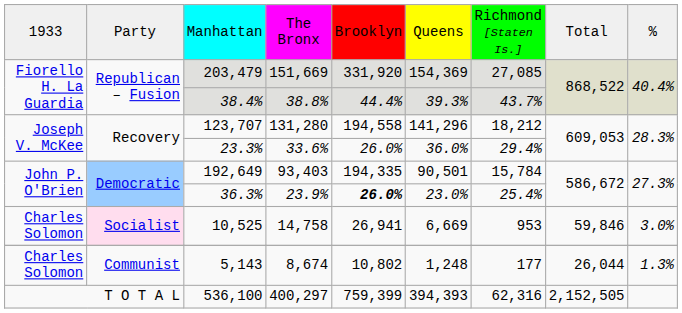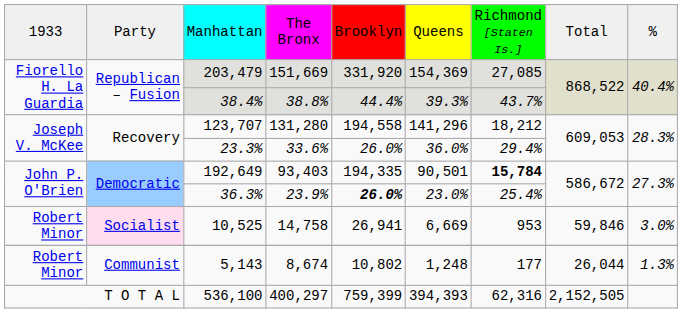(517, 172) normal -> (517, 172) bold
(54, 226) Charles Solomon -> (58, 226) Robert Minor
(54, 265) Charles Solomon -> (58, 265) Robert Minor
